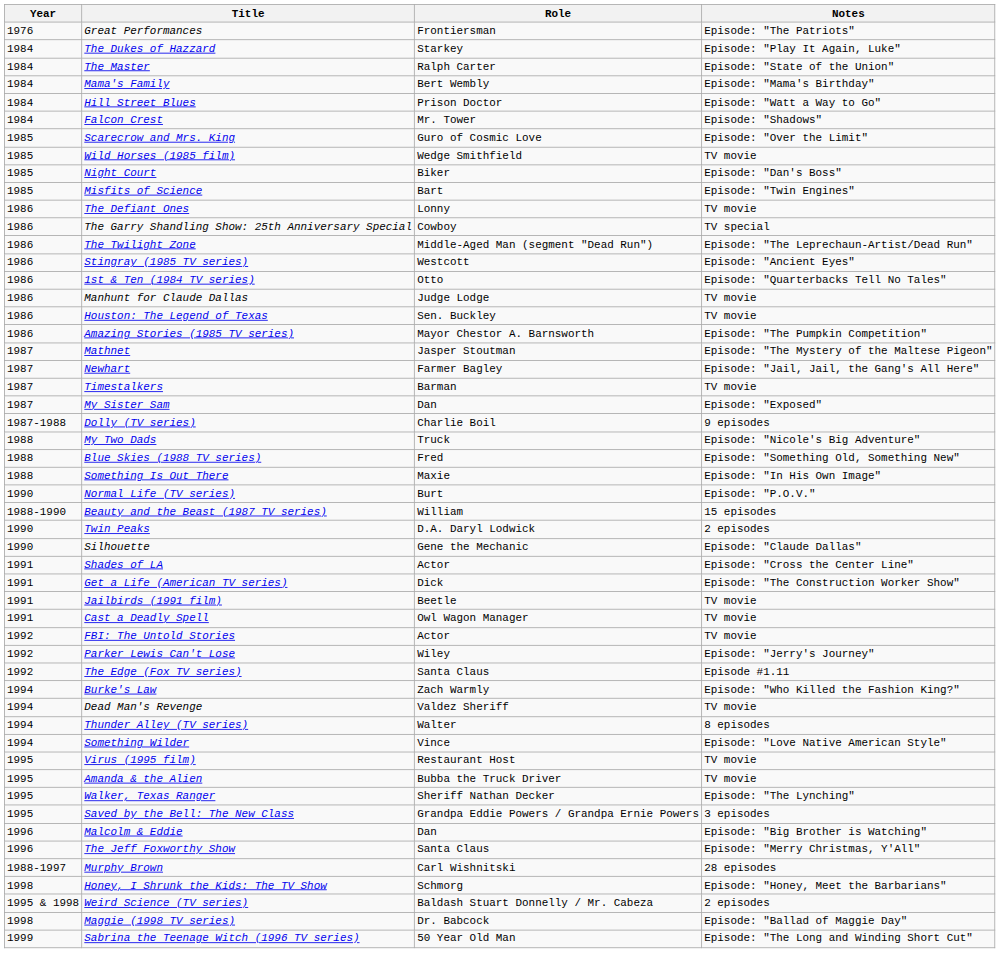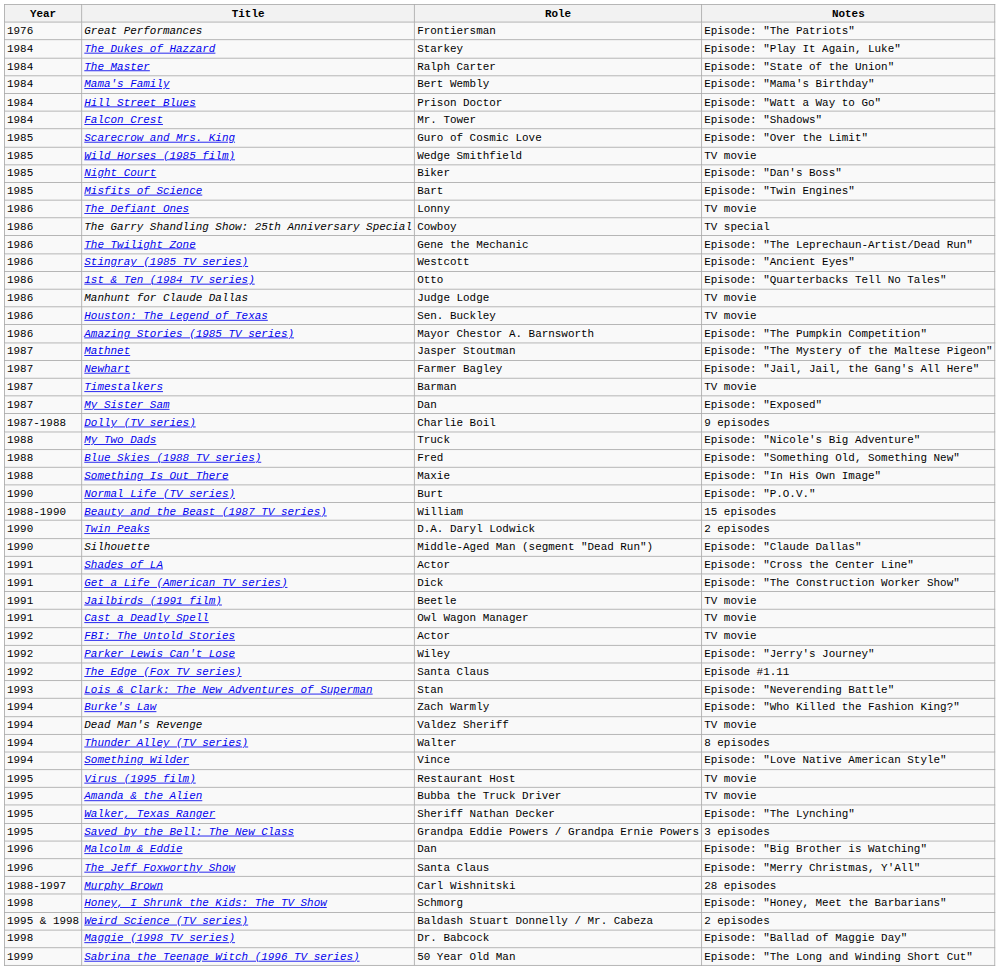(535, 245) Middle-Aged Man (segment "Dead Run") -> (473, 245) Gene the Mechanic
(473, 547) Gene the Mechanic -> (535, 547) Middle-Aged Man (segment "Dead Run")
+ row: (228, 690)
